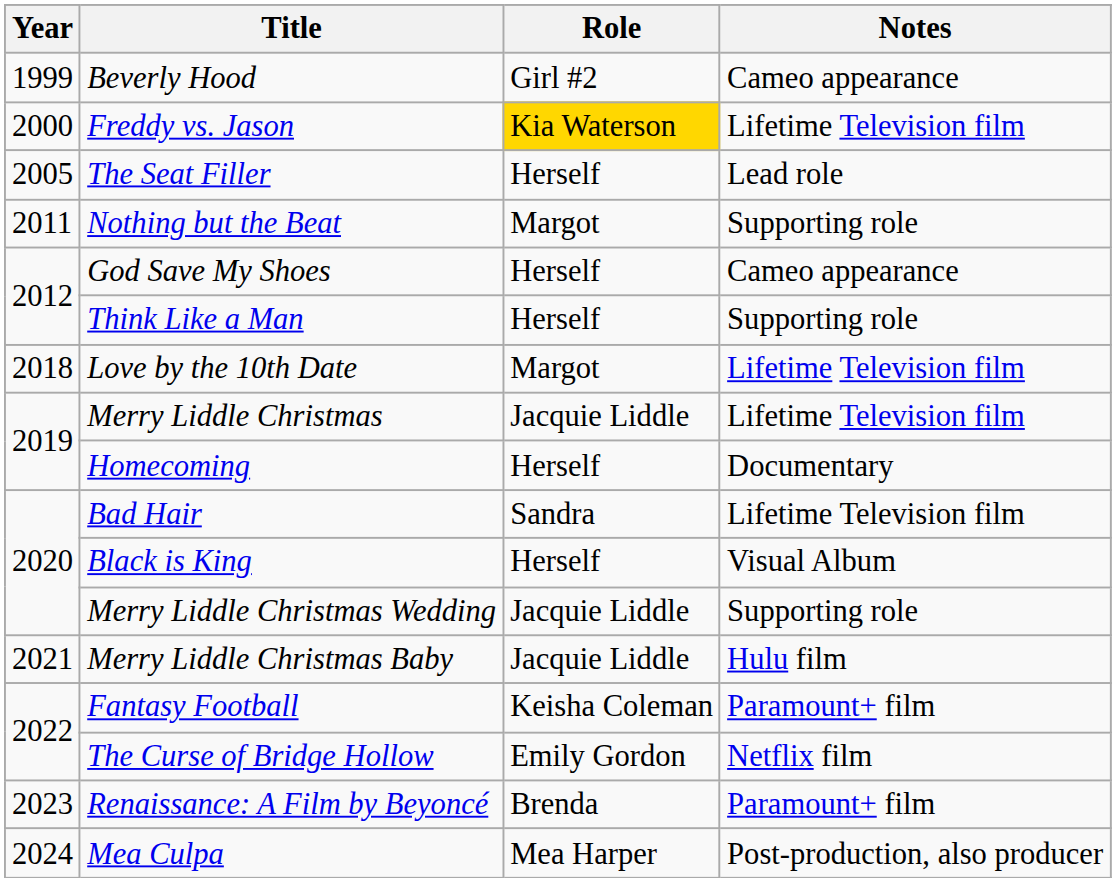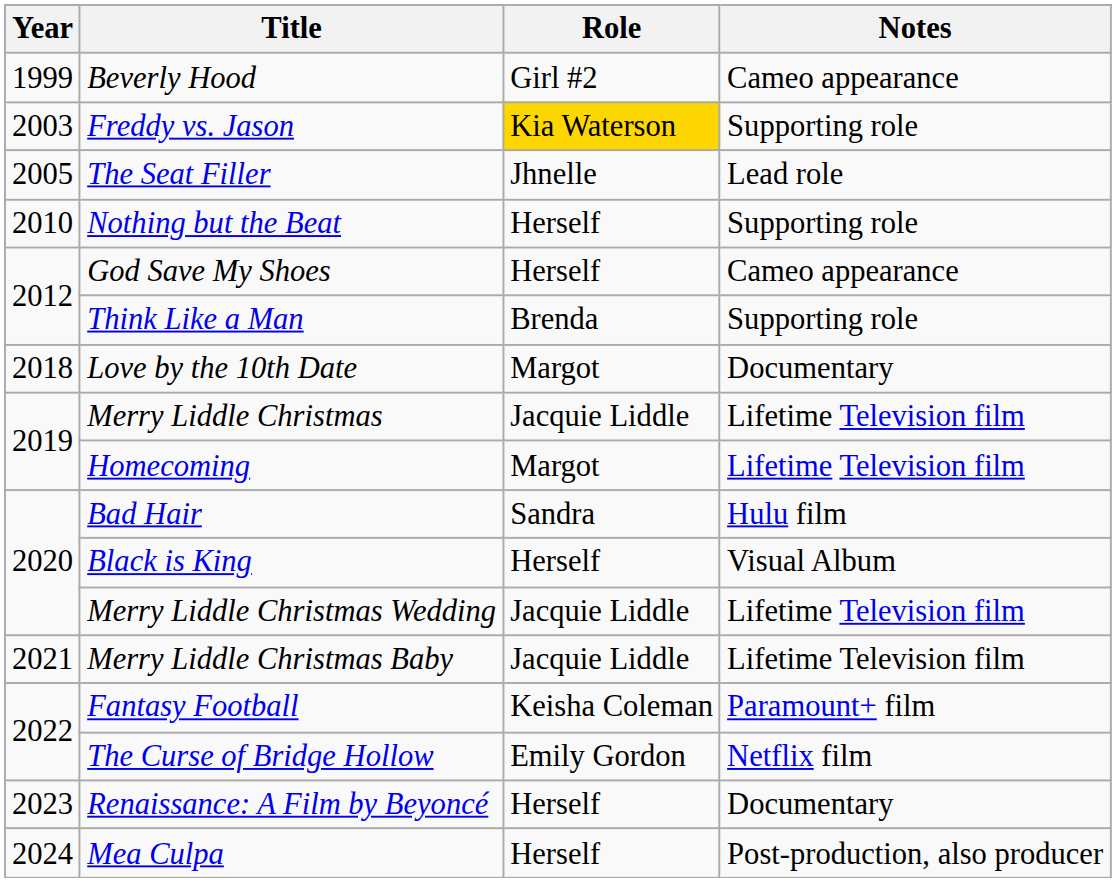(43, 125) 2000 -> (43, 125) 2003
(876, 125) Lifetime Television film -> (823, 125) Supporting role
(555, 174) Herself -> (553, 174) Jhnelle
(42, 222) 2011 -> (43, 222) 2010
(555, 222) Margot -> (555, 222) Herself
(555, 319) Herself -> (554, 319) Brenda
(876, 367) Lifetime Television film -> (810, 367) Documentary
(555, 464) Herself -> (555, 464) Margot
(810, 464) Documentary -> (876, 464) Lifetime Television film
(876, 513) Lifetime Television film -> (787, 513) Hulu film
(823, 610) Supporting role -> (876, 610) Lifetime Television film
(787, 658) Hulu film -> (876, 658) Lifetime Television film
(554, 804) Brenda -> (555, 804) Herself
(831, 804) Paramount+ film -> (810, 804) Documentary
(584, 852) Mea Harper -> (555, 852) Herself
